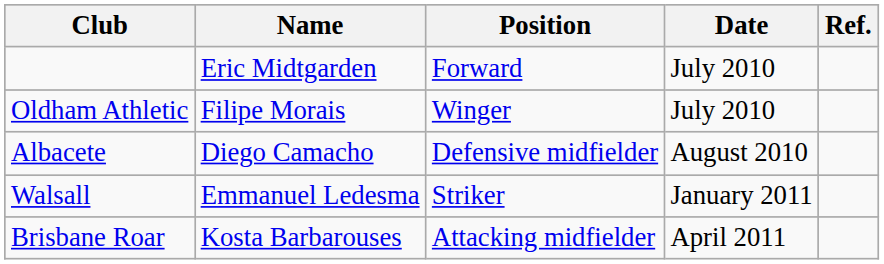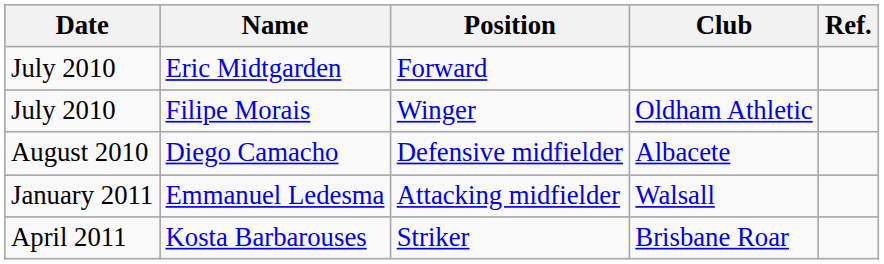columns swapped: (742, 25) <-> (100, 25)
(468, 195) Striker -> (508, 195) Attacking midfielder
(544, 237) Attacking midfielder -> (433, 237) Striker
